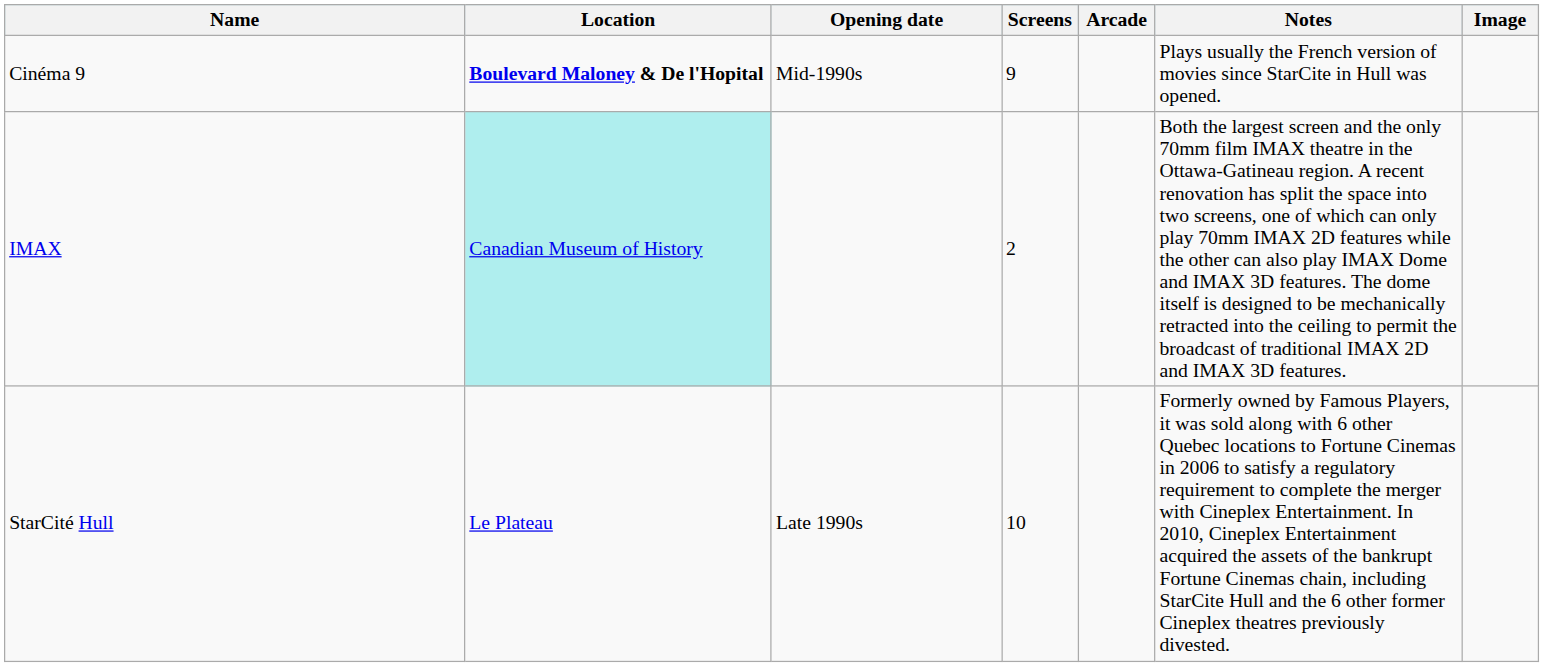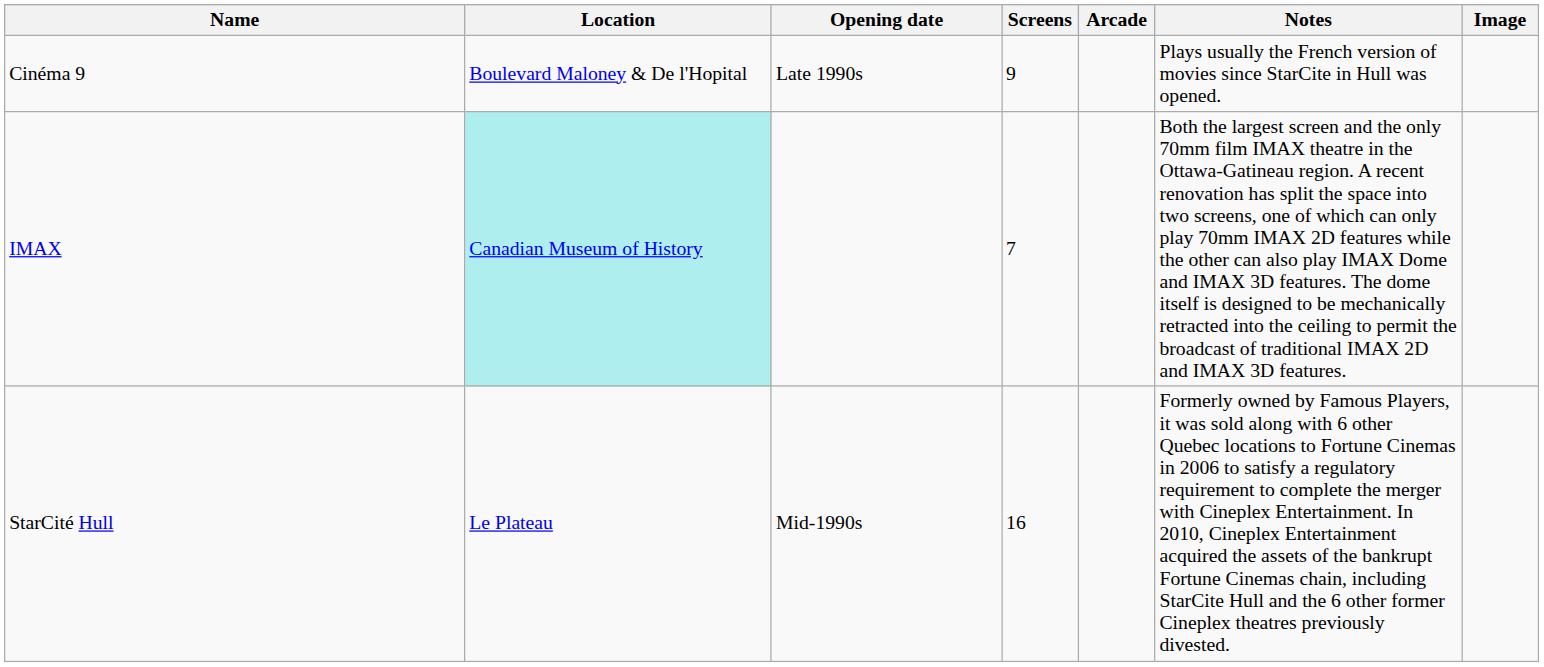(616, 73) bold -> (608, 73) normal
(819, 73) Mid-1990s -> (819, 73) Late 1990s
(1011, 248) 2 -> (1011, 248) 7
(819, 523) Late 1990s -> (819, 523) Mid-1990s
(1016, 523) 10 -> (1016, 523) 16
